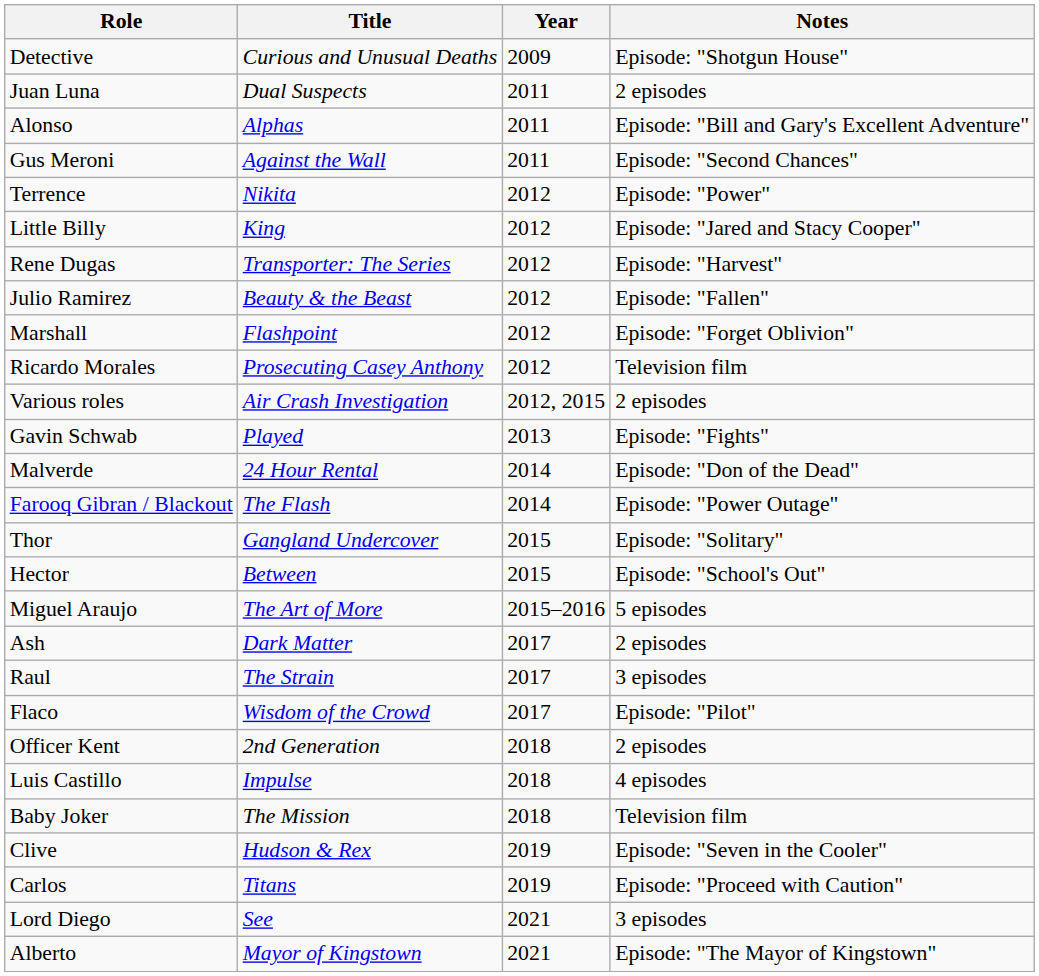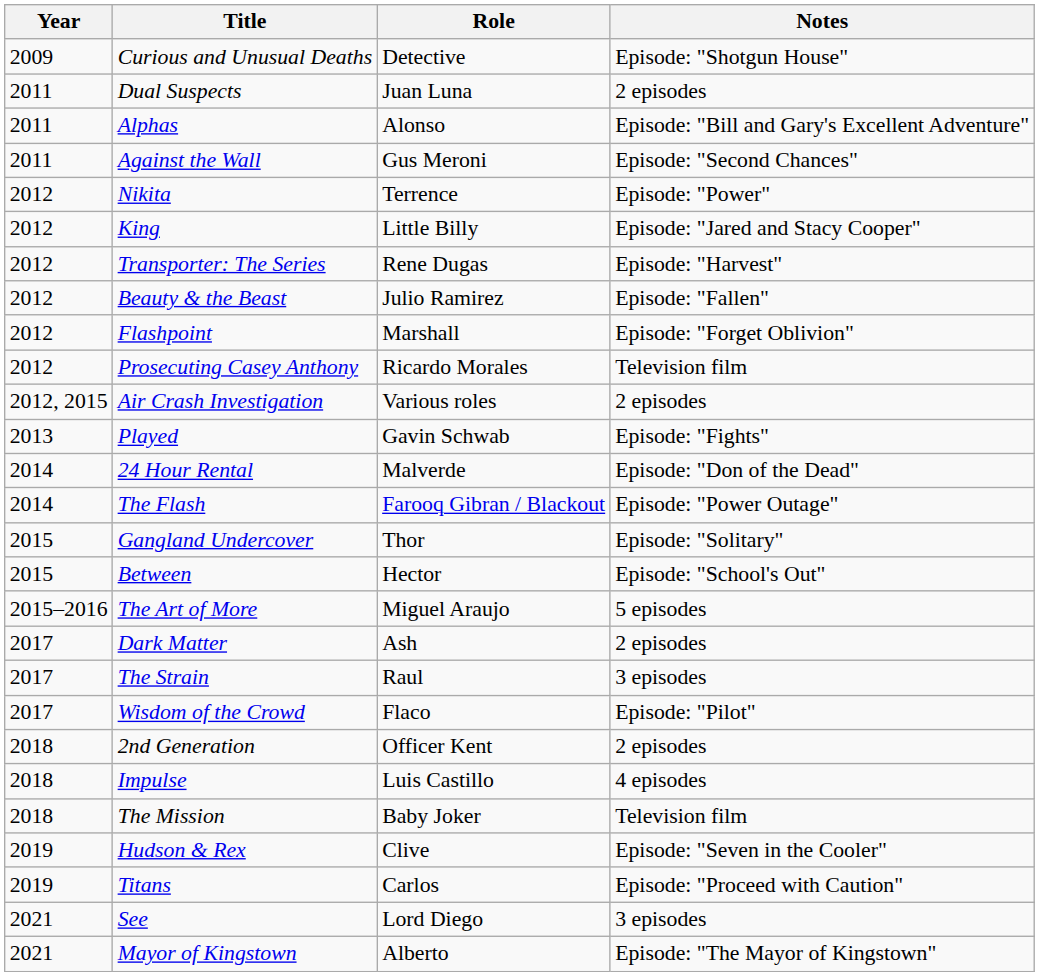columns swapped: (556, 21) <-> (121, 21)
